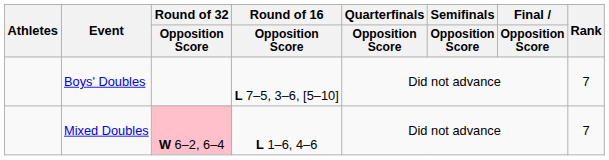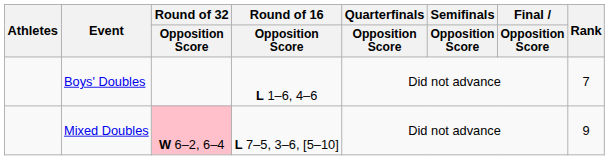(287, 96) L 7–5, 3–6, [5–10] -> (287, 96) L 1–6, 4–6
(287, 145) L 1–6, 4–6 -> (287, 145) L 7–5, 3–6, [5–10]
(586, 131) 7 -> (586, 131) 9
